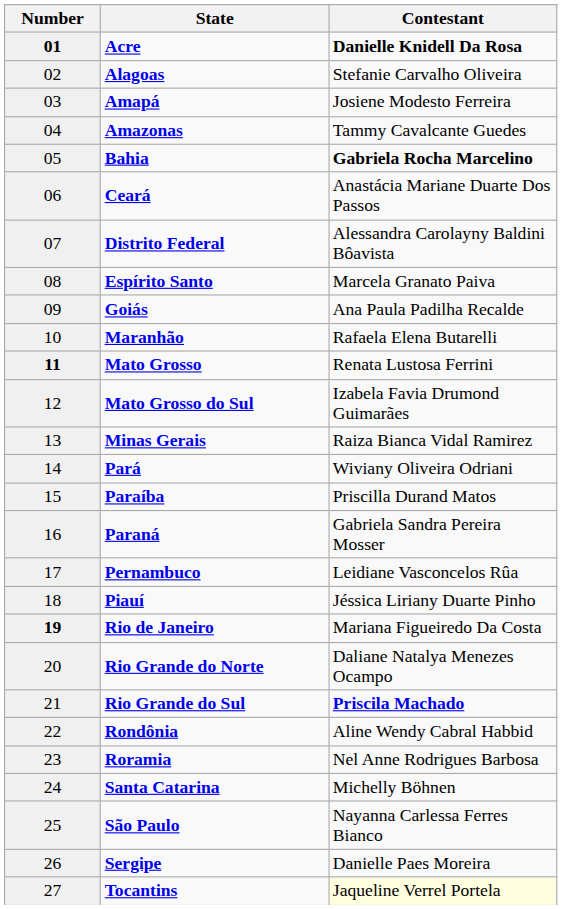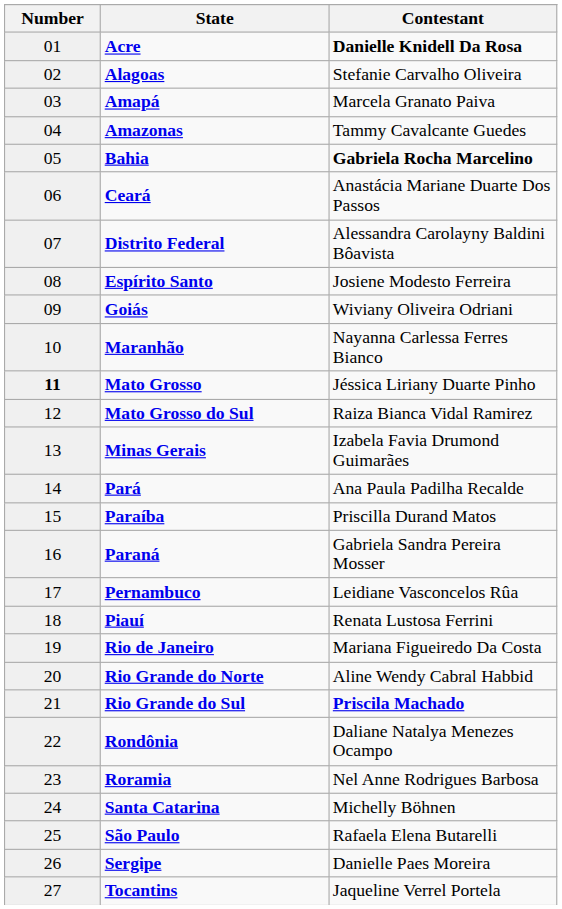(53, 46) bold -> (53, 46) normal
(422, 102) Josiene Modesto Ferreira -> (414, 102) Marcela Granato Paiva
(414, 281) Marcela Granato Paiva -> (422, 281) Josiene Modesto Ferreira
(428, 309) Ana Paula Padilha Recalde -> (423, 309) Wiviany Oliveira Odriani
(415, 337) Rafaela Elena Butarelli -> (420, 347) Nayanna Carlessa Ferres Bianco
(413, 365) Renata Lustosa Ferrini -> (434, 384) Jéssica Liriany Duarte Pinho
(416, 402) Izabela Favia Drumond Guimarães -> (433, 412) Raiza Bianca Vidal Ramirez
(433, 440) Raiza Bianca Vidal Ramirez -> (416, 450) Izabela Favia Drumond Guimarães
(423, 468) Wiviany Oliveira Odriani -> (428, 488) Ana Paula Padilha Recalde
(434, 600) Jéssica Liriany Duarte Pinho -> (413, 619) Renata Lustosa Ferrini
(53, 627) bold -> (53, 647) normal
(423, 665) Daliane Natalya Menezes Ocampo -> (433, 675) Aline Wendy Cabral Habbid
(433, 731) Aline Wendy Cabral Habbid -> (423, 741) Daliane Natalya Menezes Ocampo
(420, 825) Nayanna Carlessa Ferres Bianco -> (415, 835) Rafaela Elena Butarelli
(417, 890) lightyellow background -> (417, 890) no background
